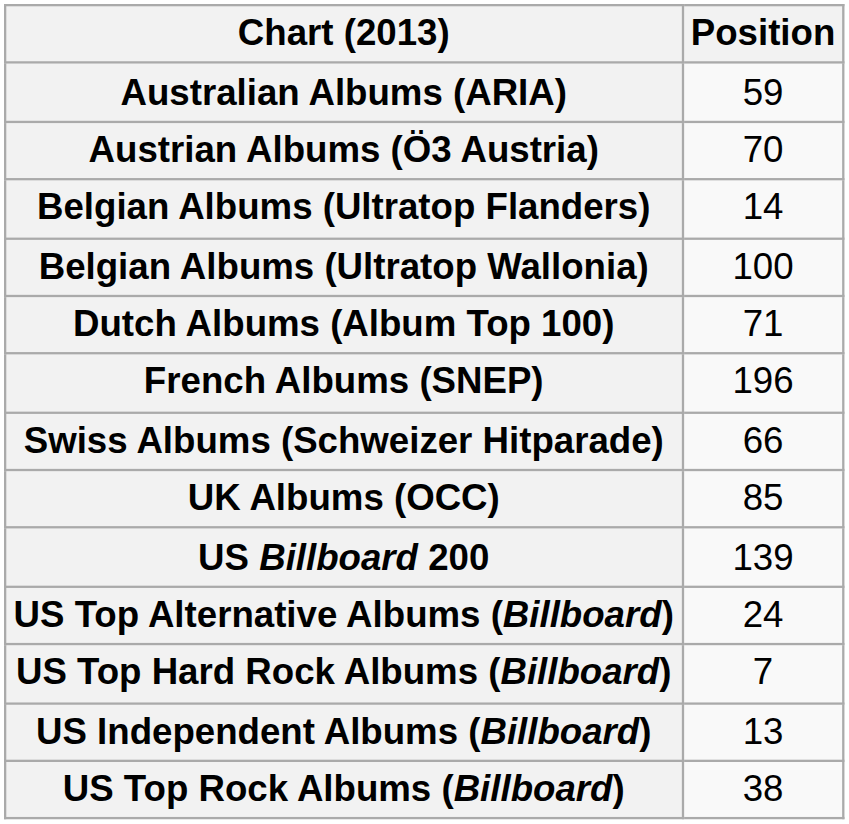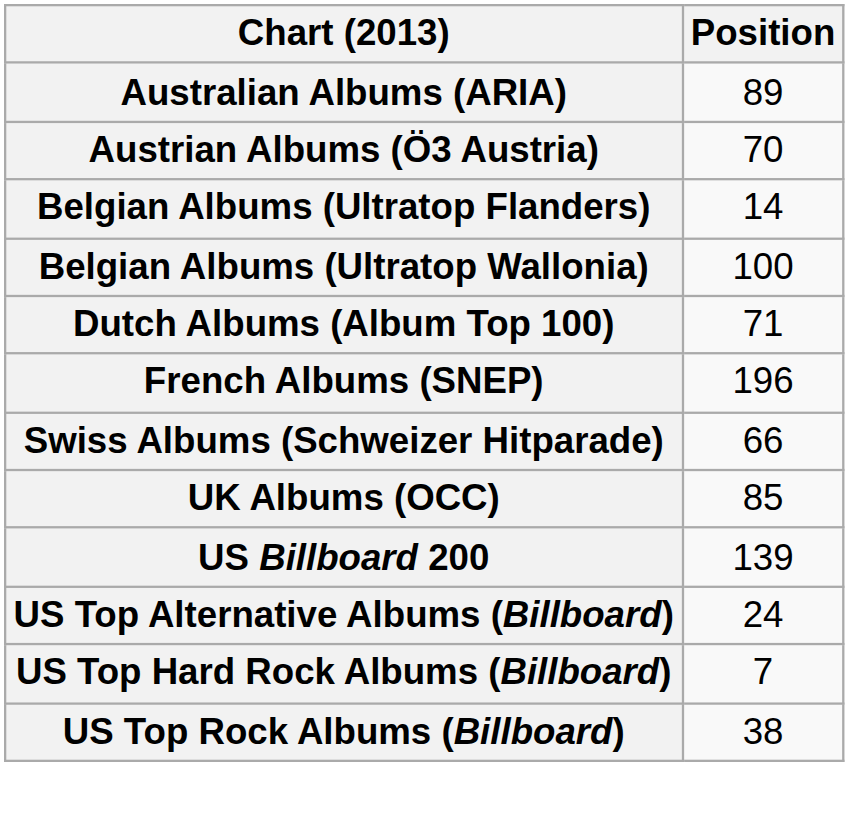(763, 91) 59 -> (763, 91) 89
- row: (344, 730)
